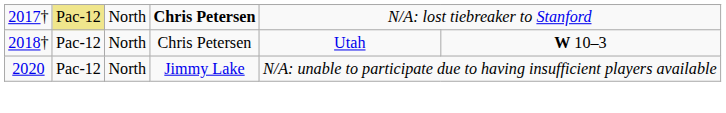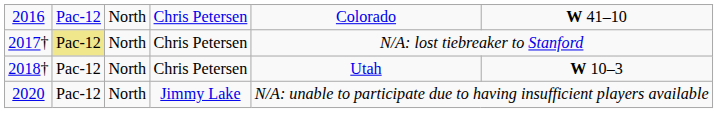+ row: (28, 17)
(204, 17) bold -> (200, 42) normal
